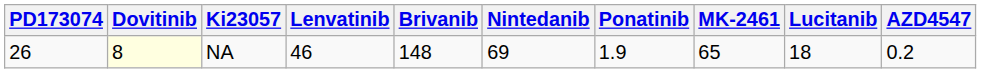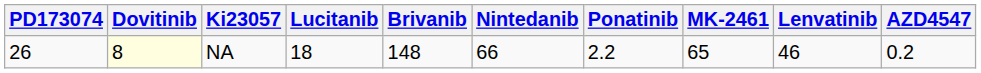columns swapped: (340, 20) <-> (833, 20)
(498, 51) 69 -> (487, 51) 66
(613, 51) 1.9 -> (602, 51) 2.2
